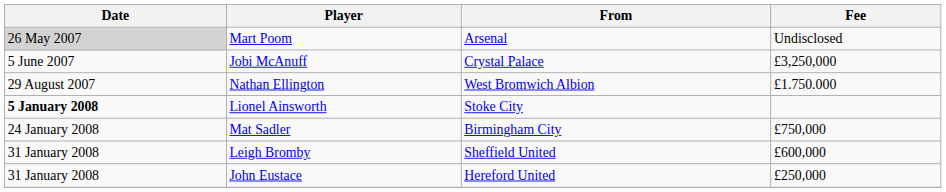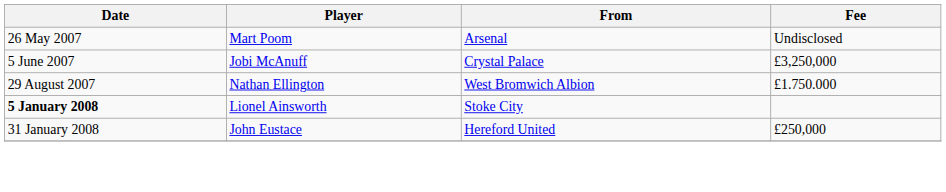(45, 38) lightgrey background -> (45, 38) no background
- row: (260, 130)
- row: (270, 152)
